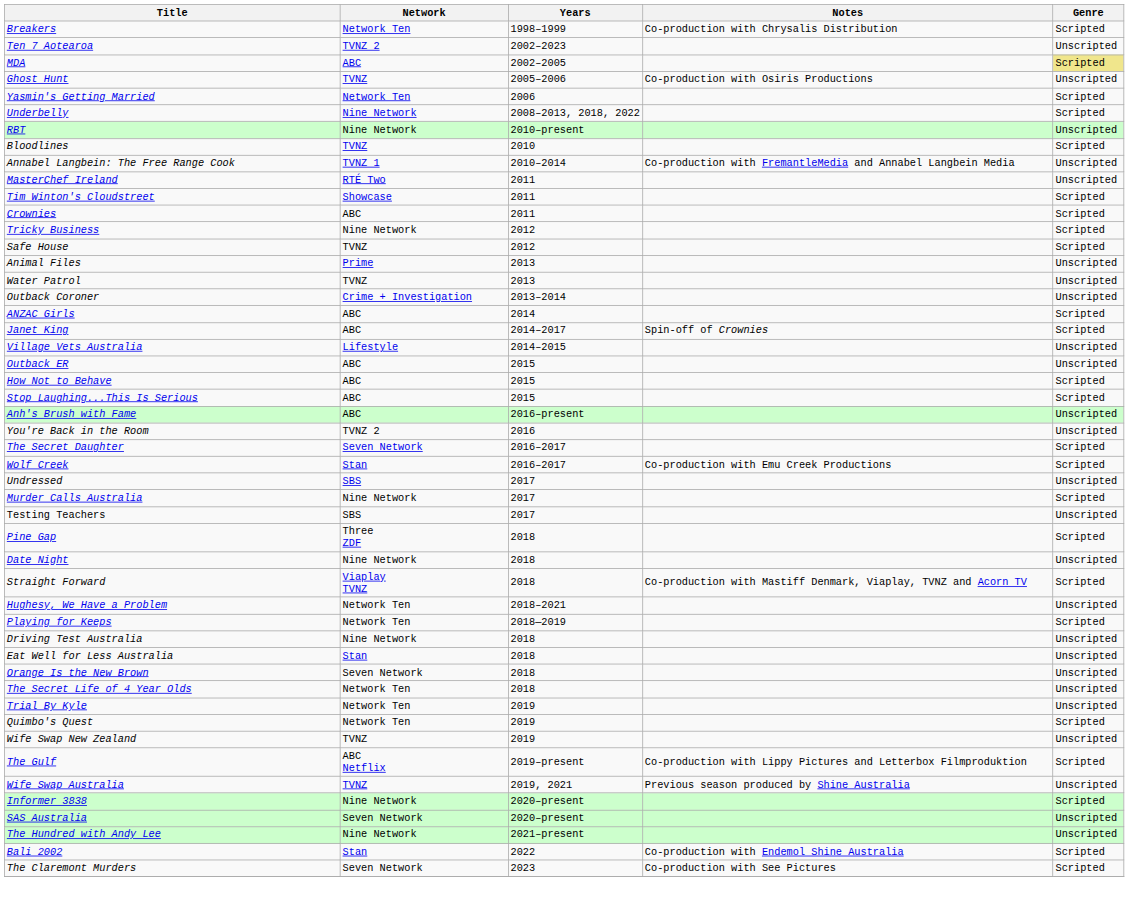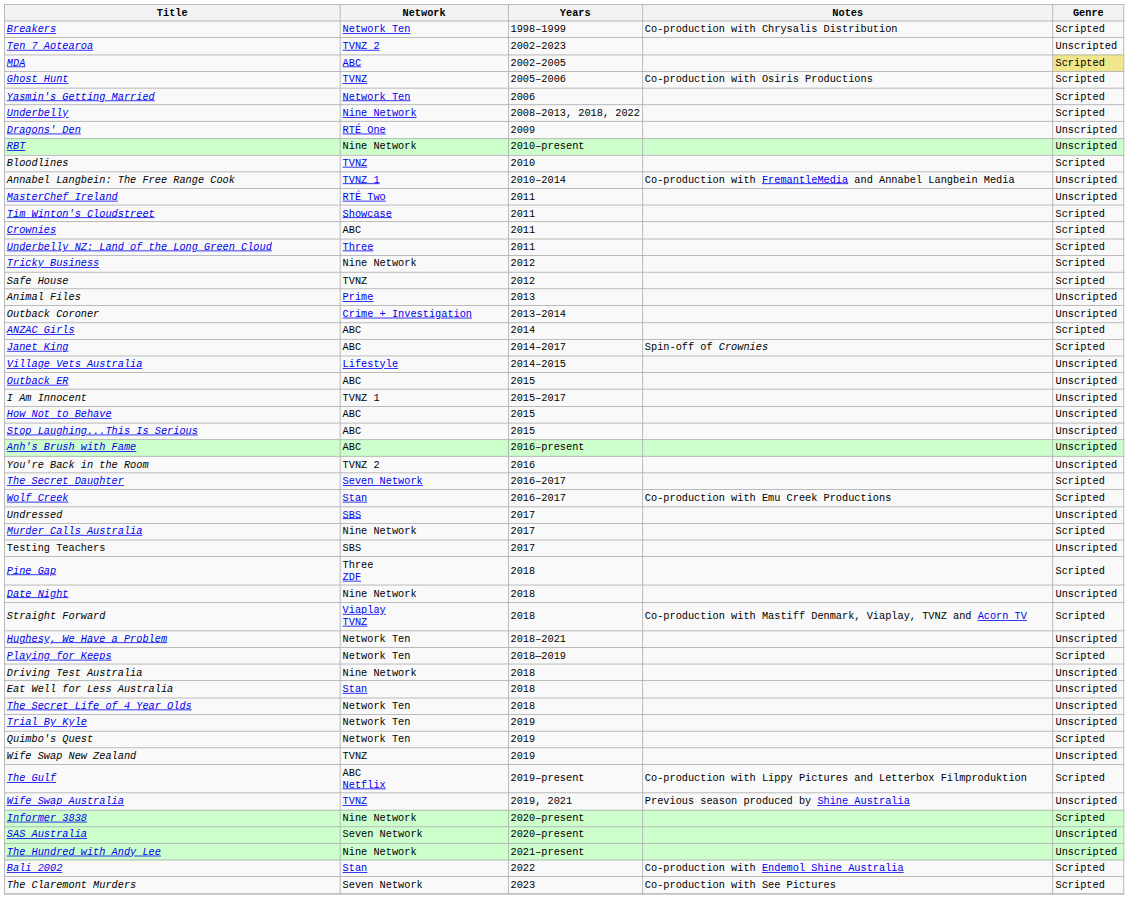(1086, 80) Unscripted -> (1080, 80) Scripted
+ row: (44, 130)
+ row: (139, 247)
- row: (44, 281)
+ row: (47, 398)
(1080, 381) Scripted -> (1086, 414) Unscripted
(1080, 398) Scripted -> (1086, 431) Unscripted
- row: (78, 673)
